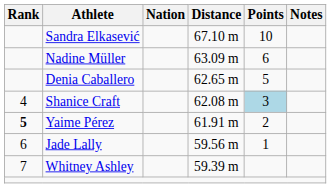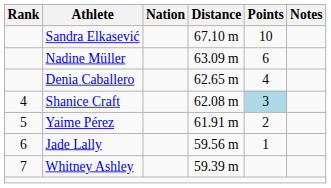(266, 79) 5 -> (266, 79) 4
(23, 123) bold -> (23, 123) normal
